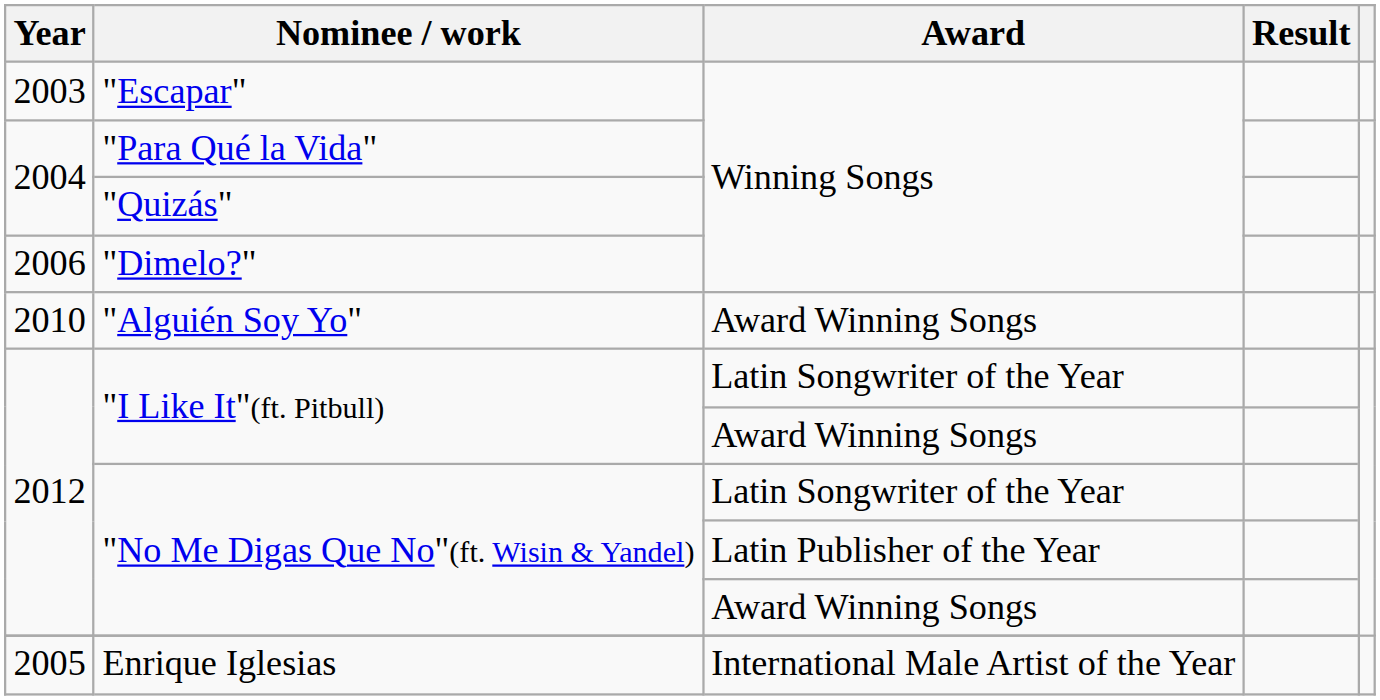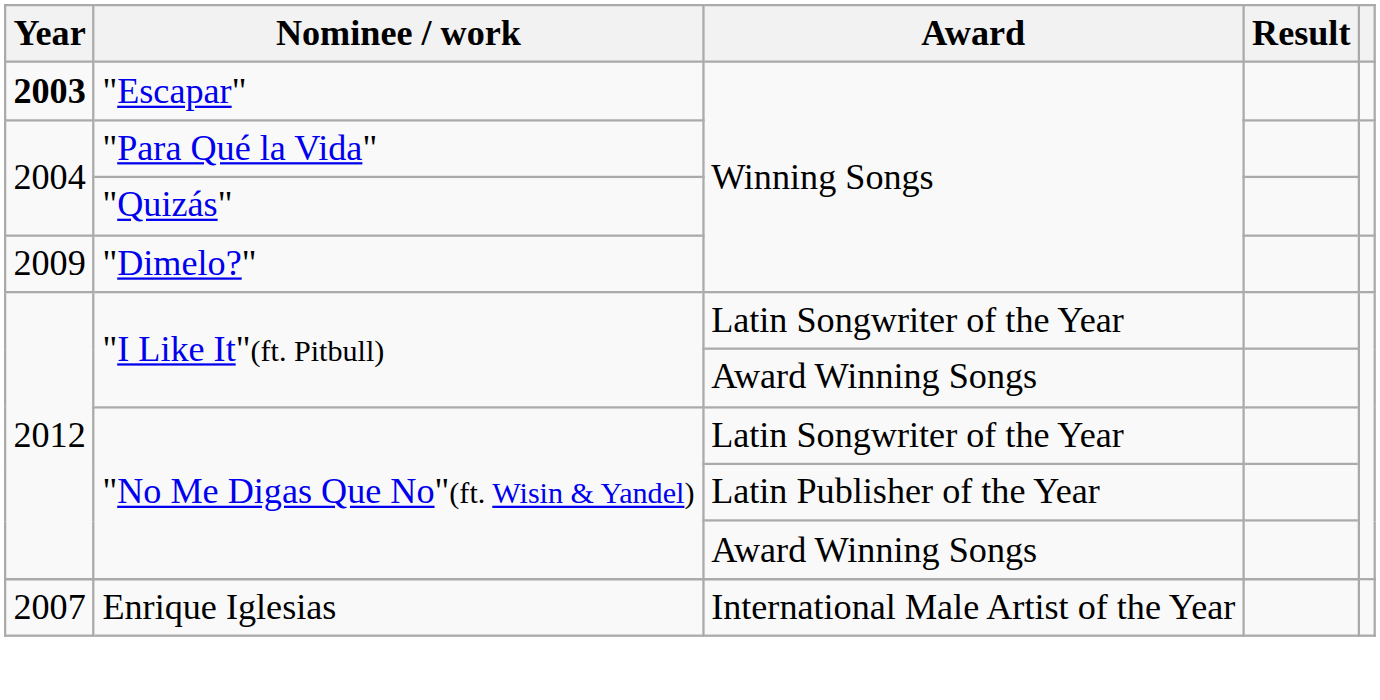(50, 90) normal -> (50, 90) bold
(50, 262) 2006 -> (50, 262) 2009
- row: (232, 319)
(50, 663) 2005 -> (50, 606) 2007
